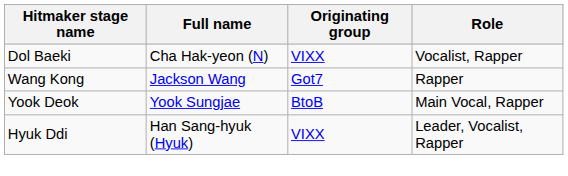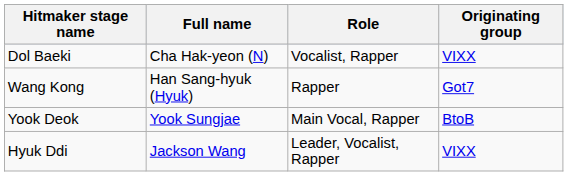columns swapped: (487, 24) <-> (350, 24)
(198, 79) Jackson Wang -> (201, 87) Han Sang-hyuk (Hyuk)
(201, 134) Han Sang-hyuk (Hyuk) -> (198, 150) Jackson Wang
